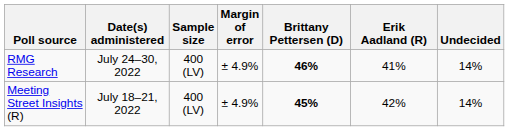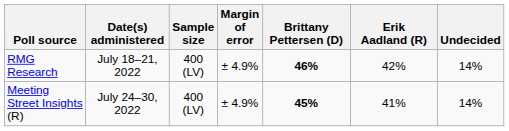(127, 66) July 24–30, 2022 -> (127, 66) July 18–21, 2022
(394, 66) 41% -> (394, 66) 42%
(127, 104) July 18–21, 2022 -> (127, 104) July 24–30, 2022
(394, 104) 42% -> (394, 104) 41%
